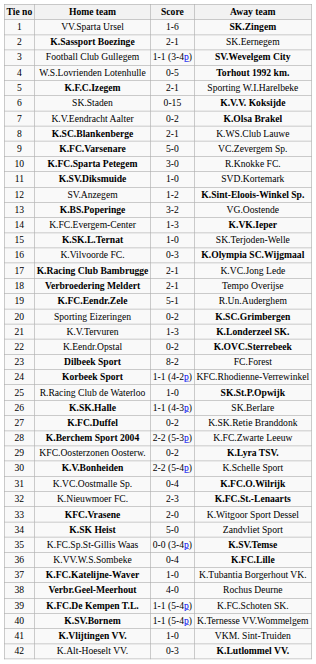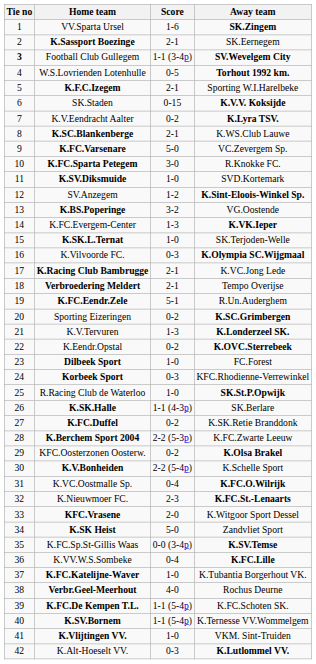(19, 57) normal -> (19, 57) bold
(253, 118) K.Olsa Brakel -> (253, 118) K.Lyra TSV.
(172, 362) 8-2 -> (172, 362) 1-0
(172, 377) 1-1 (4-2p) -> (172, 377) 0-3
(253, 453) K.Lyra TSV. -> (253, 453) K.Olsa Brakel
